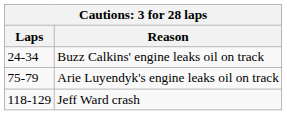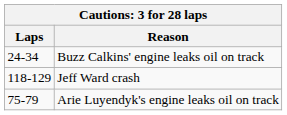rows swapped: (168, 78) <-> (99, 99)
